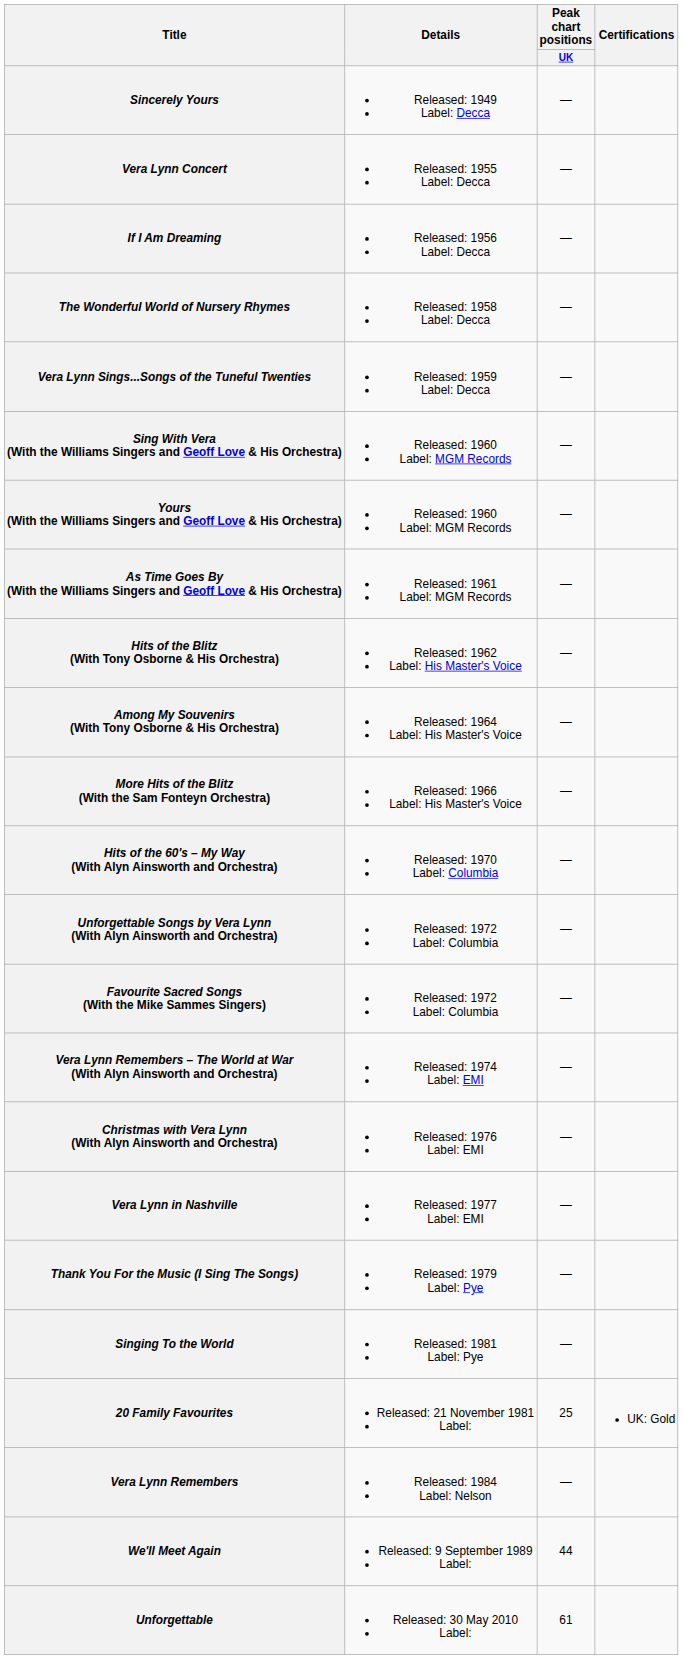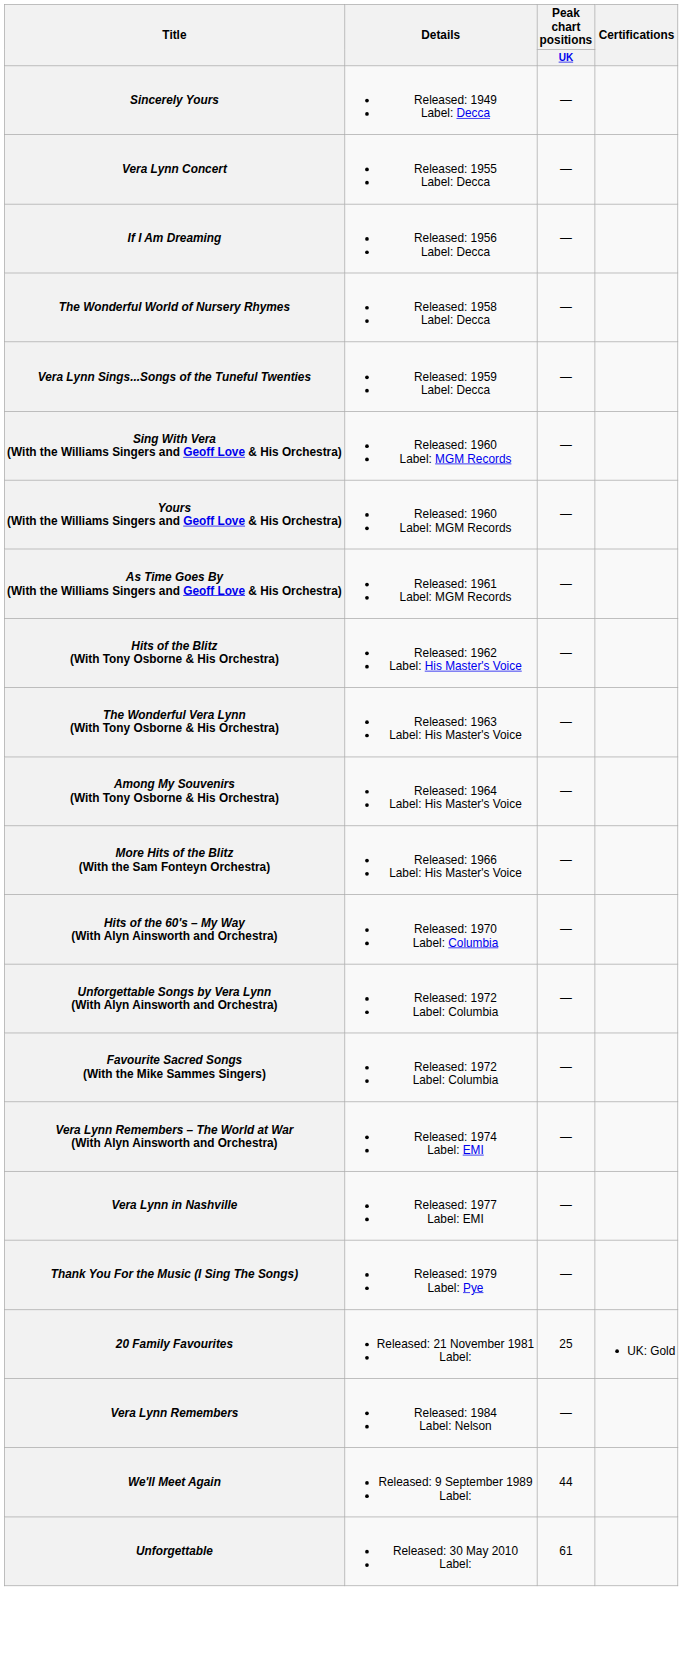+ row: (174, 722)
- row: (174, 1136)
- row: (174, 1344)
